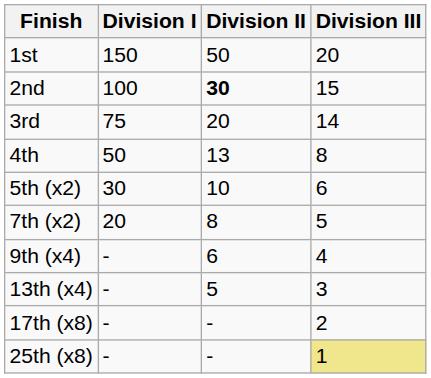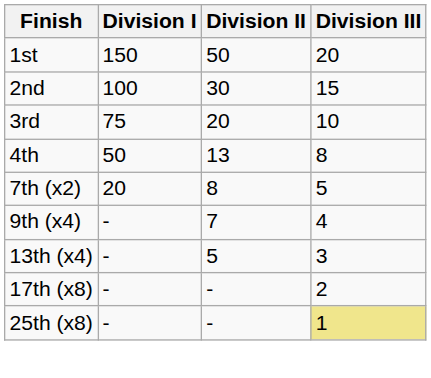(218, 88) bold -> (218, 88) normal
(327, 121) 14 -> (327, 121) 10
- row: (45, 188)
(212, 255) 6 -> (212, 222) 7
